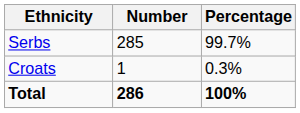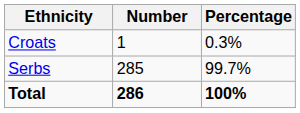rows swapped: (29, 42) <-> (32, 68)
